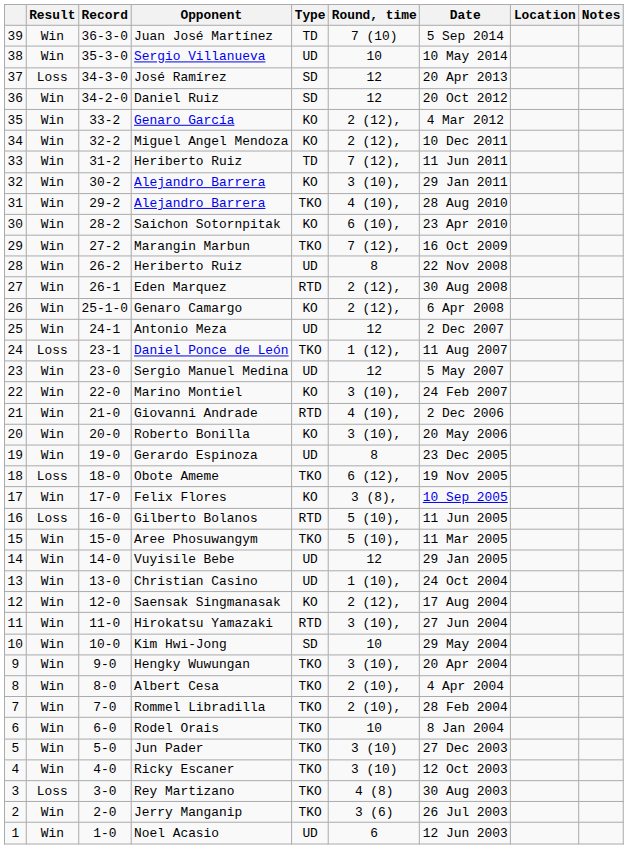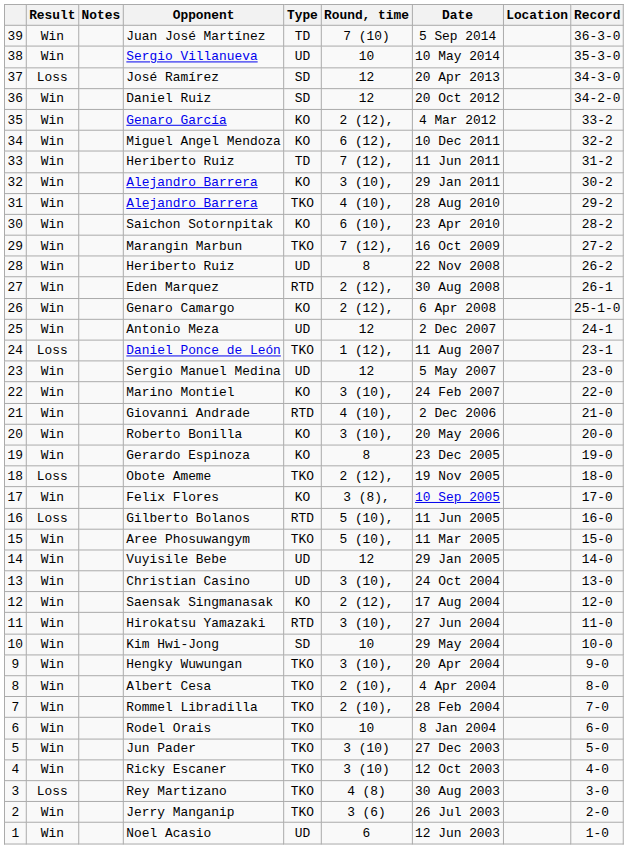columns swapped: (105, 15) <-> (601, 15)
(374, 141) 2 (12), -> (366, 141) 6 (12),
(310, 455) UD -> (302, 455) KO
(374, 476) 6 (12), -> (366, 476) 2 (12),
(374, 581) 1 (10), -> (366, 581) 3 (10),
